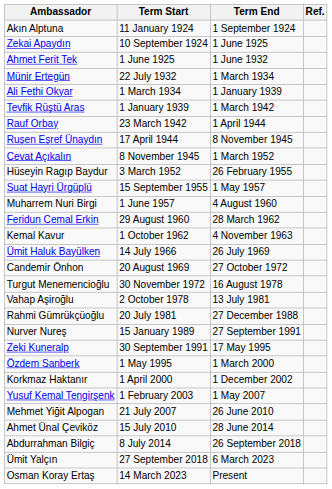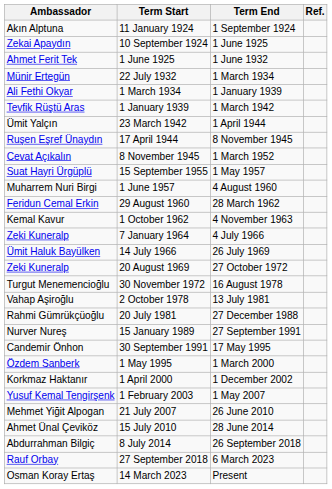(32, 124) Rauf Orbay -> (32, 124) Ümit Yalçın
- row: (150, 172)
+ row: (154, 236)
(45, 268) Candemir Önhon -> (38, 268) Zeki Kuneralp
(38, 348) Zeki Kuneralp -> (45, 348) Candemir Önhon
(32, 460) Ümit Yalçın -> (32, 460) Rauf Orbay
